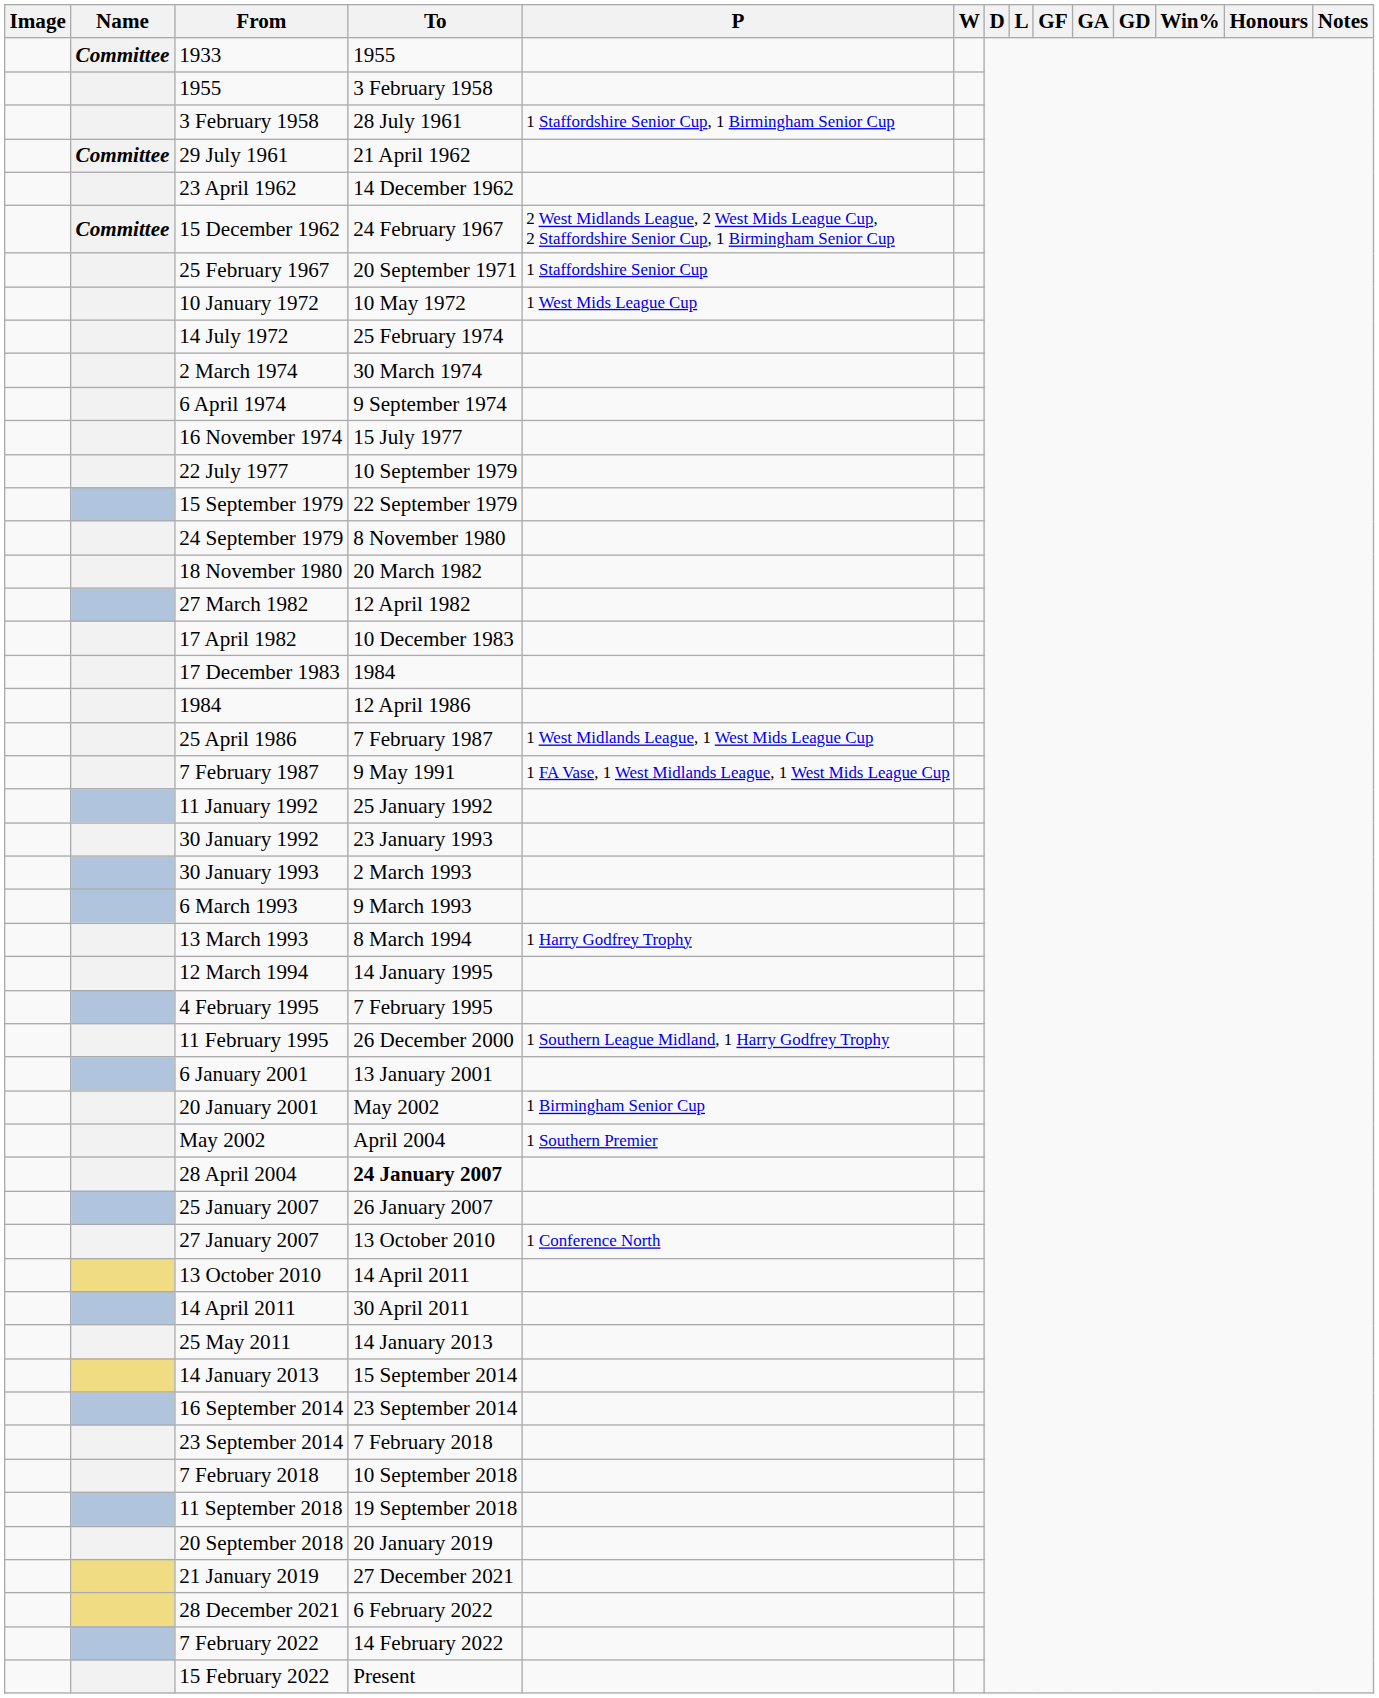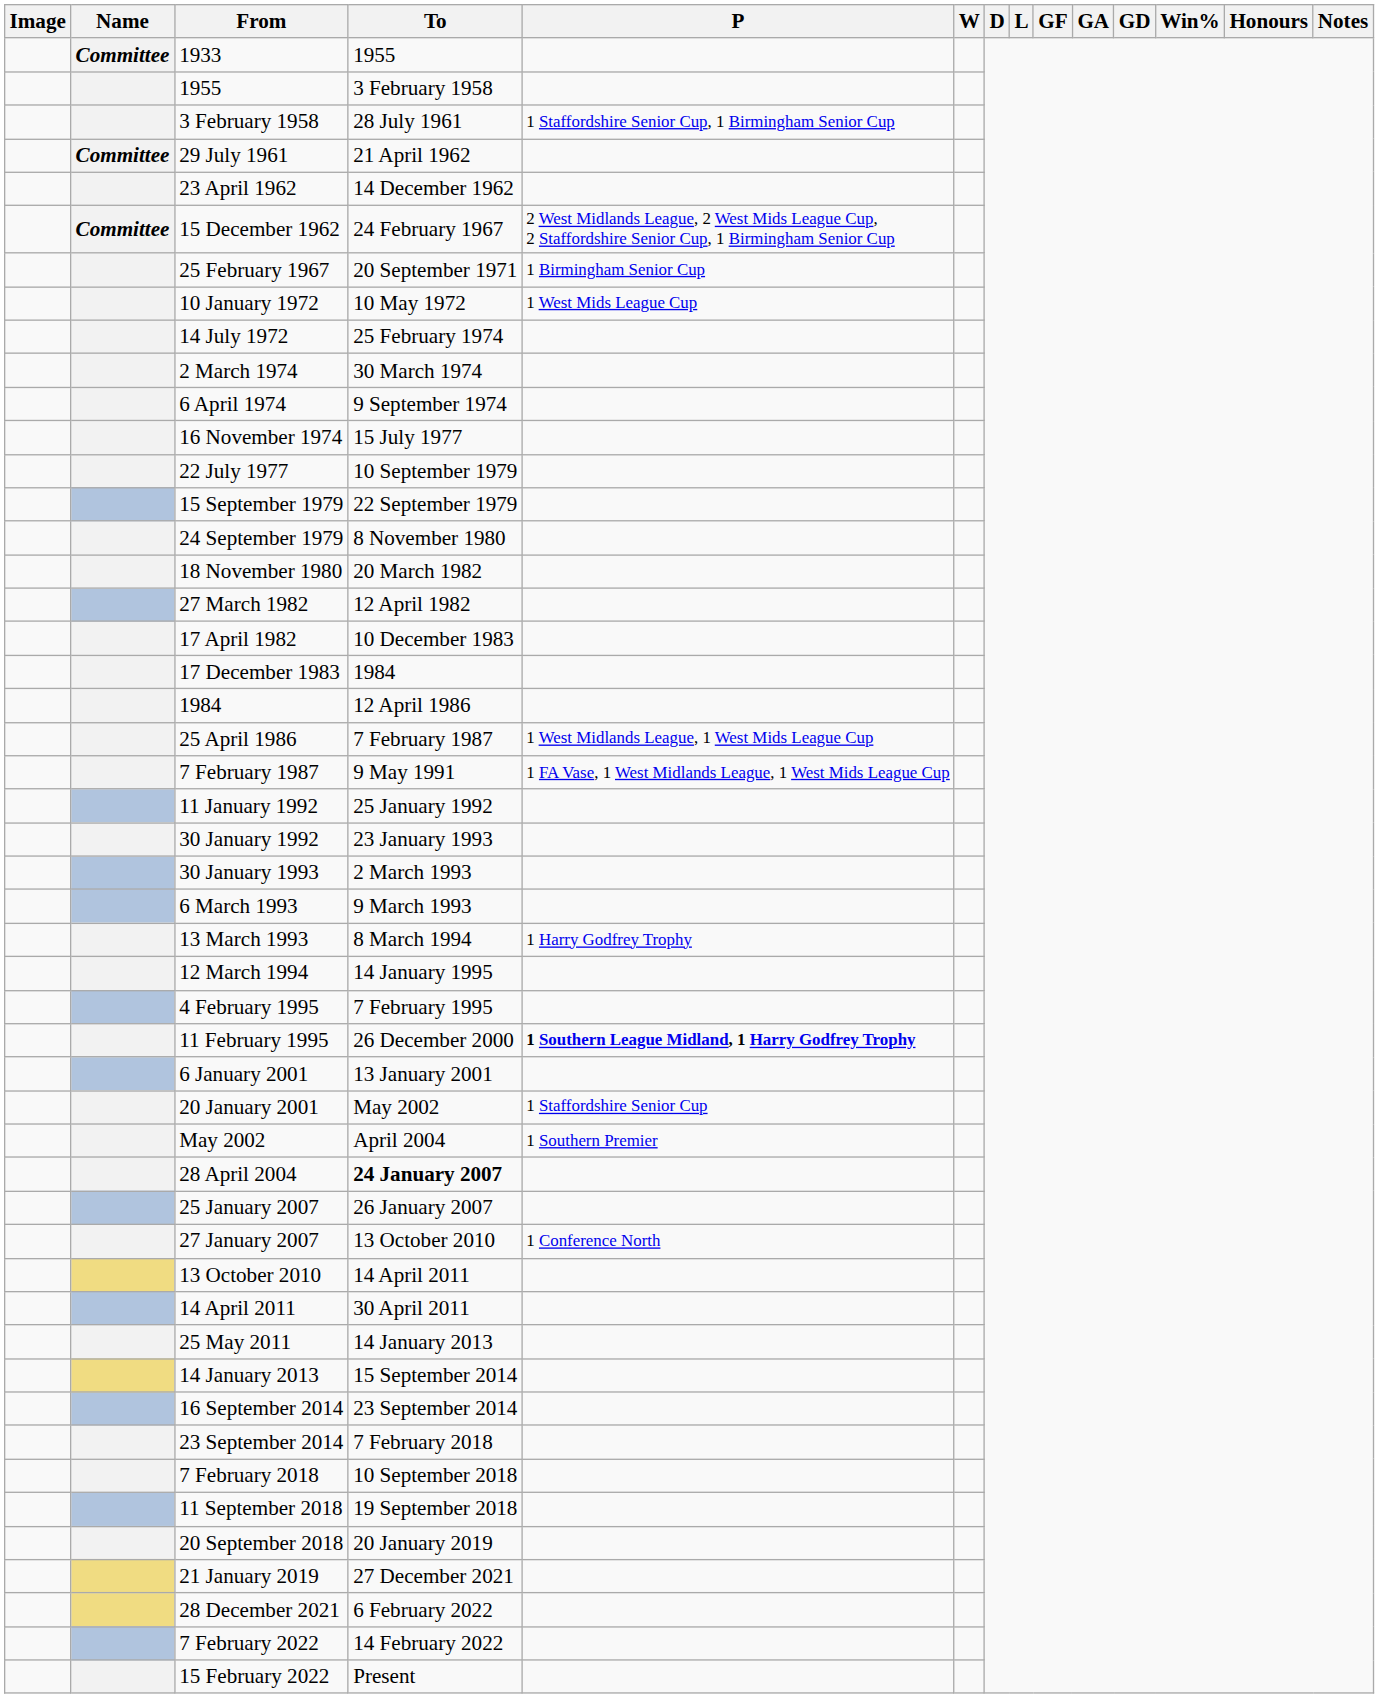(617, 269) 1 Staffordshire Senior Cup -> (616, 269) 1 Birmingham Senior Cup
(708, 1040) normal -> (721, 1040) bold
(616, 1107) 1 Birmingham Senior Cup -> (617, 1107) 1 Staffordshire Senior Cup
